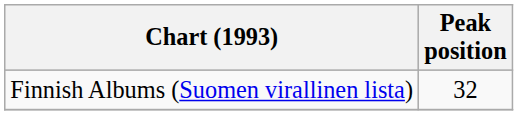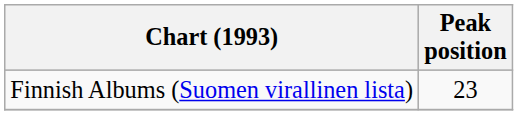(465, 89) 32 -> (465, 89) 23
